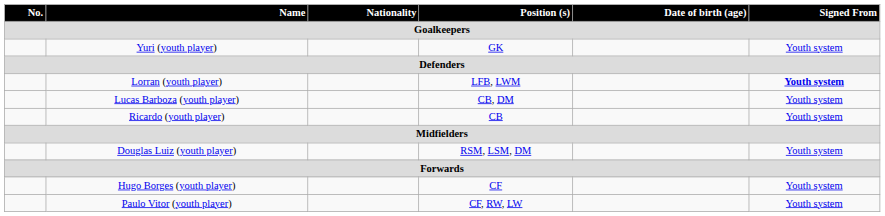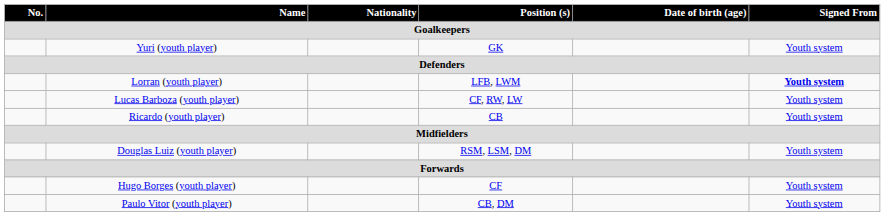(496, 99) CB, DM -> (496, 99) CF, RW, LW
(496, 202) CF, RW, LW -> (496, 202) CB, DM
